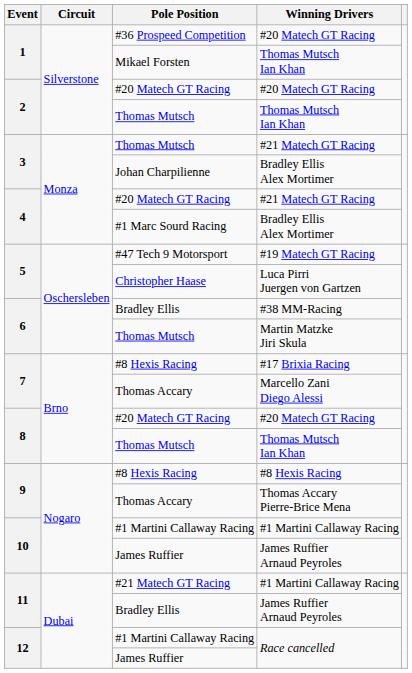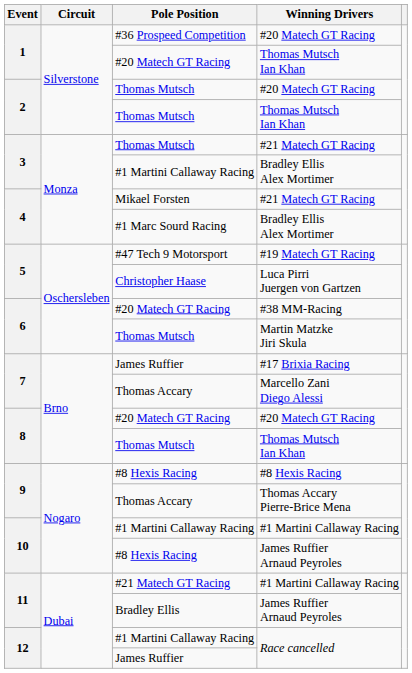(152, 62) Mikael Forsten -> (173, 62) #20 Matech GT Racing
(173, 89) #20 Matech GT Racing -> (155, 89) Thomas Mutsch
(163, 172) Johan Charpilienne -> (185, 172) #1 Martini Callaway Racing
(173, 199) #20 Matech GT Racing -> (152, 199) Mikael Forsten
(147, 309) Bradley Ellis -> (173, 309) #20 Matech GT Racing
(156, 364) #8 Hexis Racing -> (149, 364) James Ruffier
(149, 556) James Ruffier -> (156, 556) #8 Hexis Racing
